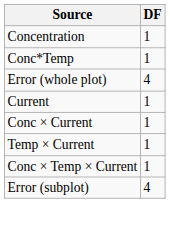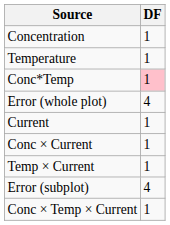+ row: (42, 58)
(147, 58) no background -> (147, 79) pink background
rows swapped: (72, 166) <-> (48, 187)
